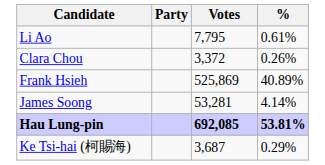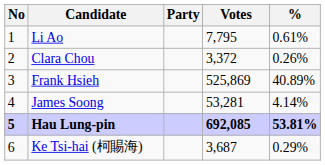+ column: (16, 15)
